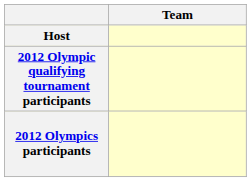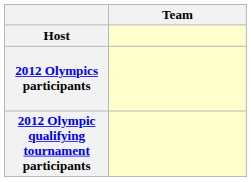rows swapped: (57, 143) <-> (57, 78)
